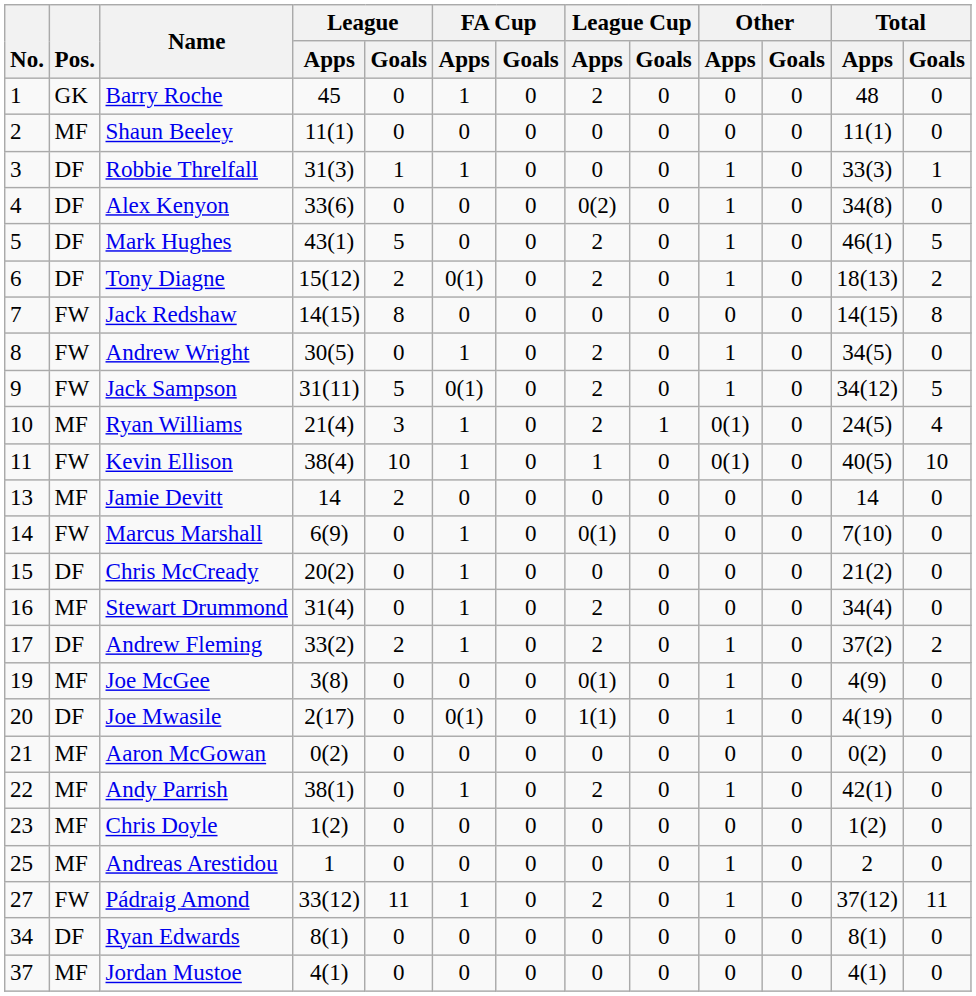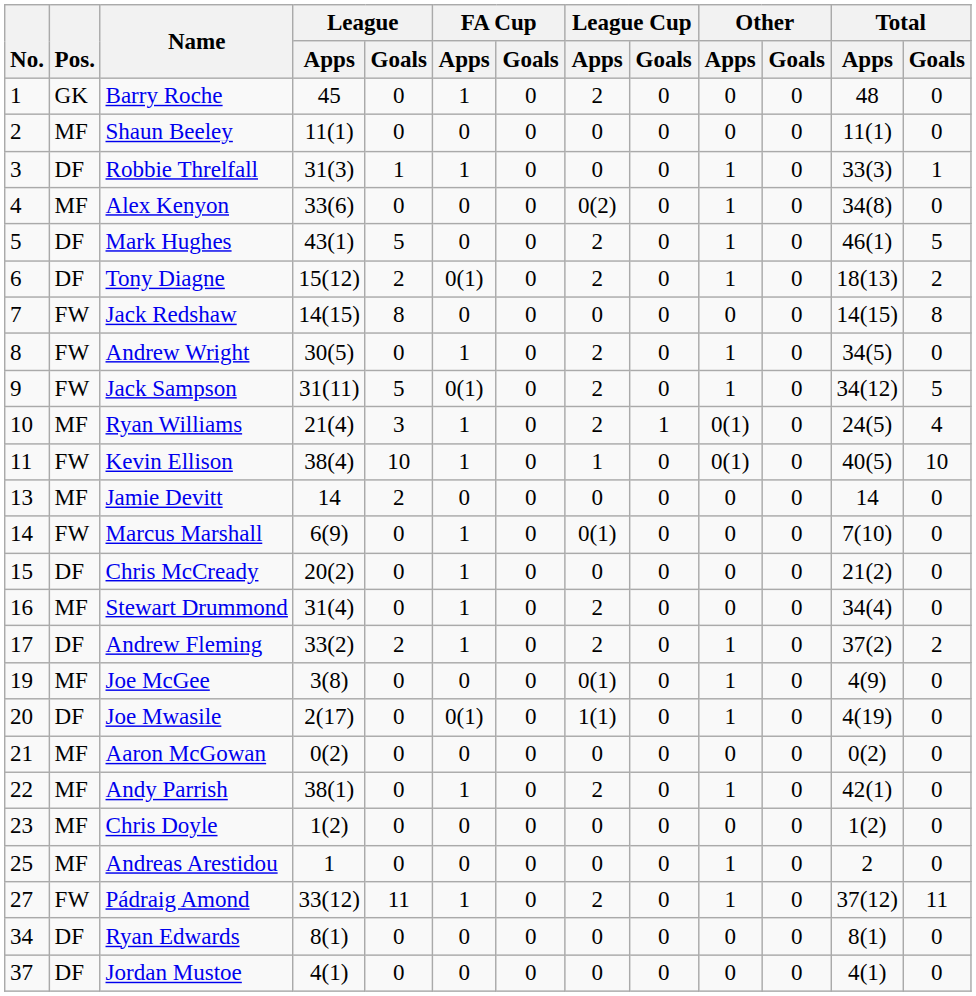(69, 205) DF -> (71, 205) MF
(71, 972) MF -> (69, 972) DF
